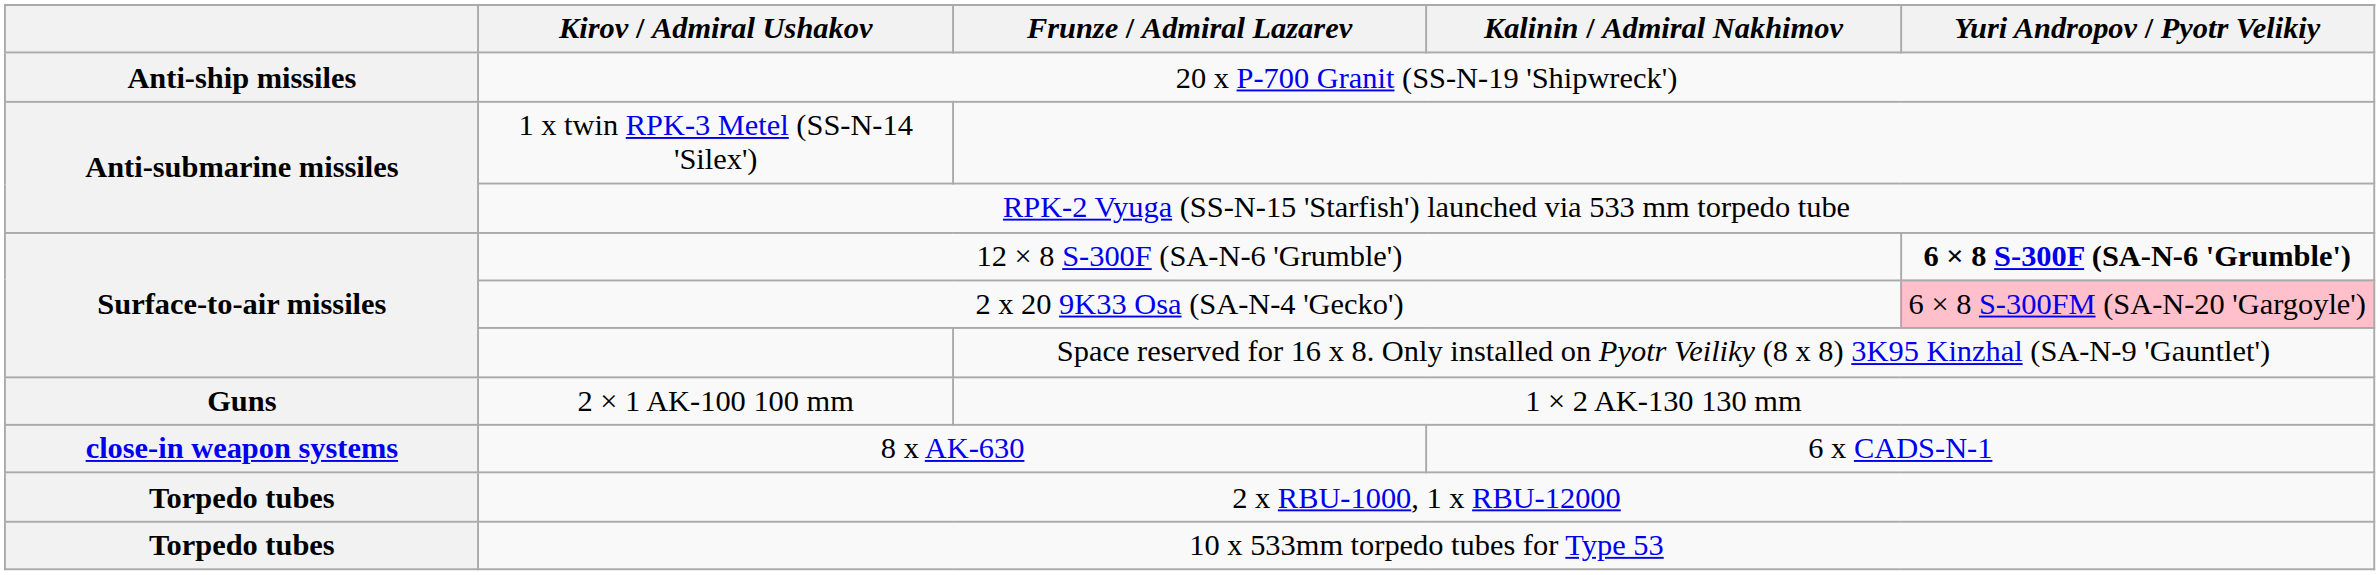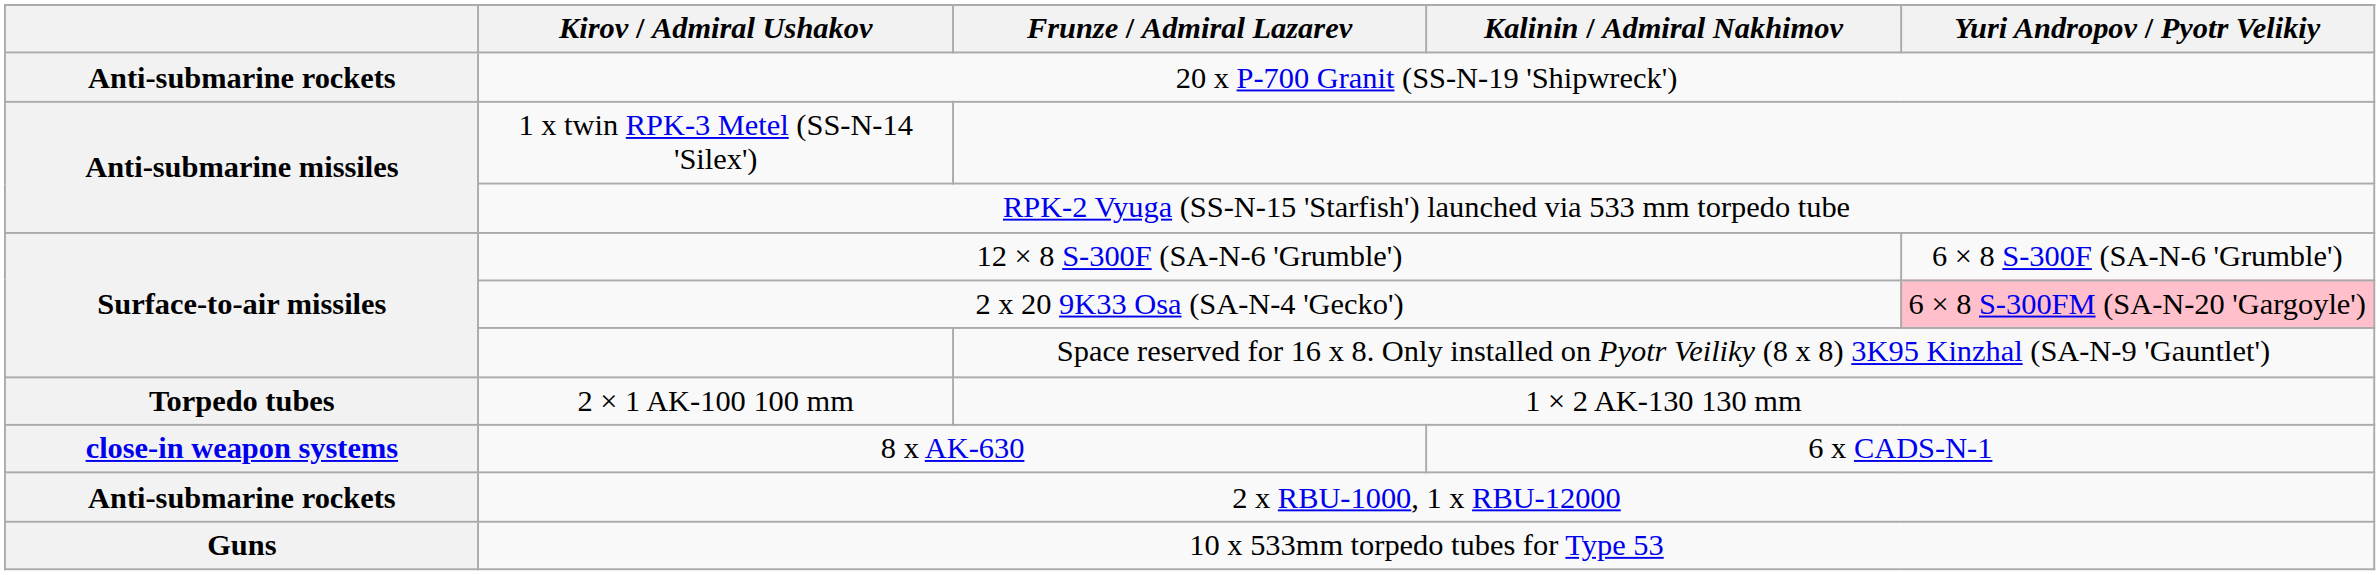(242, 76) Anti-ship missiles -> (242, 76) Anti-submarine rockets
(2137, 255) bold -> (2137, 255) normal
(242, 400) Guns -> (242, 400) Torpedo tubes
(242, 496) Torpedo tubes -> (242, 496) Anti-submarine rockets
(242, 544) Torpedo tubes -> (242, 544) Guns
